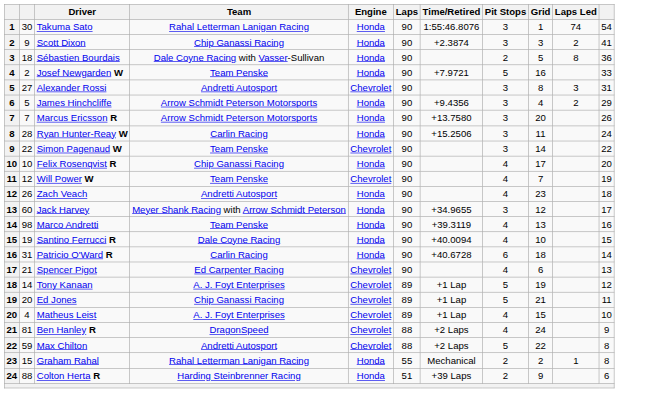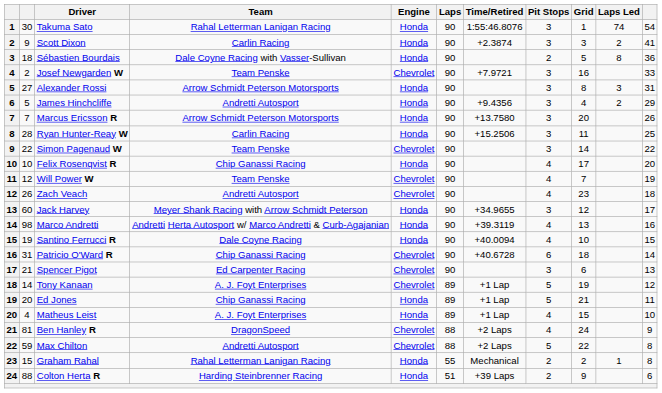(239, 42) Chip Ganassi Racing -> (261, 42) Carlin Racing
(371, 73) Honda -> (414, 73) Chevrolet
(506, 73) 5 -> (549, 73) 3
(239, 88) Andretti Autosport -> (261, 88) Arrow Schmidt Peterson Motorsports
(371, 88) Chevrolet -> (414, 88) Honda
(239, 103) Arrow Schmidt Peterson Motorsports -> (261, 103) Andretti Autosport
(607, 133) 24 -> (650, 133) 25
(371, 194) Honda -> (414, 194) Chevrolet
(239, 224) Team Penske -> (261, 224) Andretti Herta Autosport w/ Marco Andretti & Curb-Agajanian
(239, 255) Carlin Racing -> (261, 255) Chip Ganassi Racing
(371, 255) Honda -> (414, 255) Chevrolet
(506, 270) 4 -> (549, 270) 3
(371, 300) Chevrolet -> (414, 300) Honda
(371, 315) Chevrolet -> (414, 315) Honda
